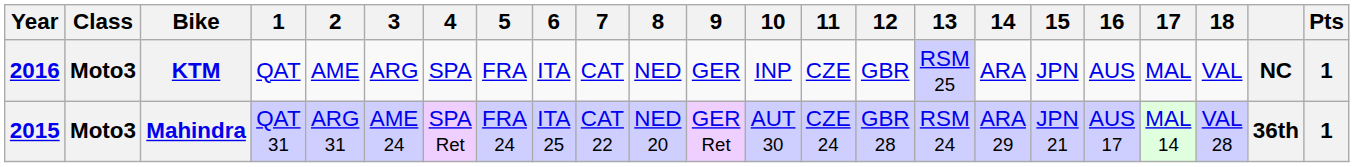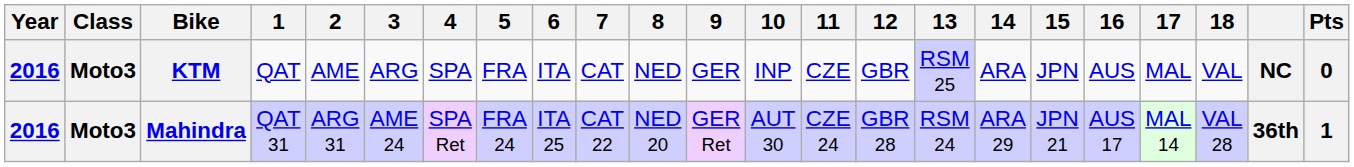(1327, 70) 1 -> (1327, 70) 0
(35, 131) 2015 -> (35, 131) 2016
